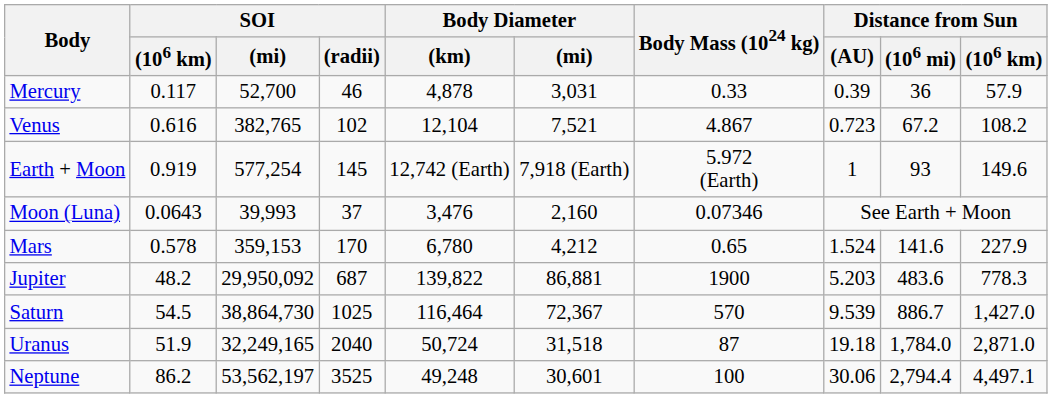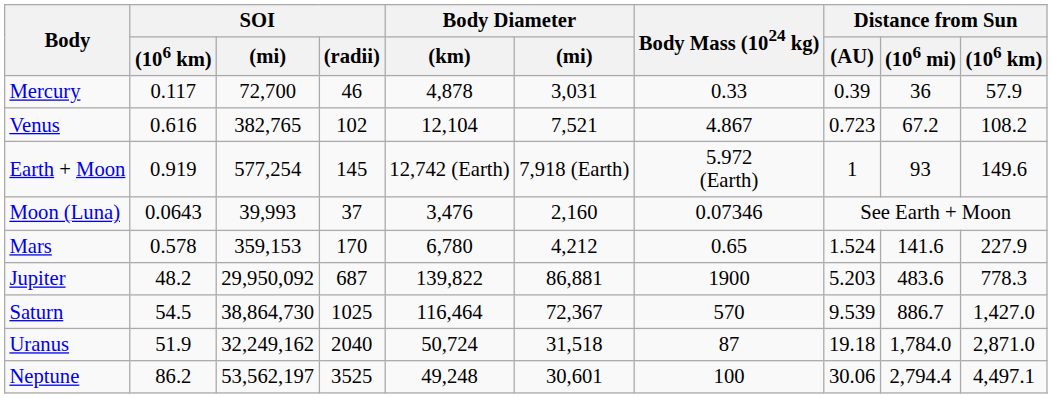(268, 91) 52,700 -> (268, 91) 72,700
(268, 344) 32,249,165 -> (268, 344) 32,249,162
